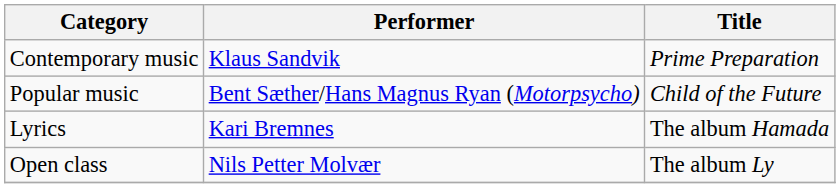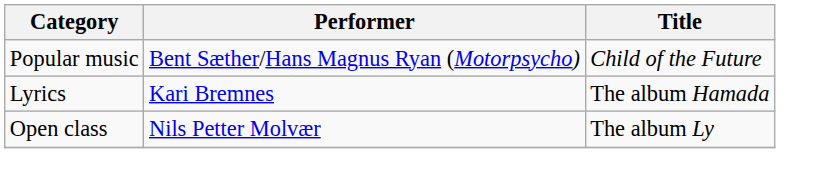- row: (104, 57)
